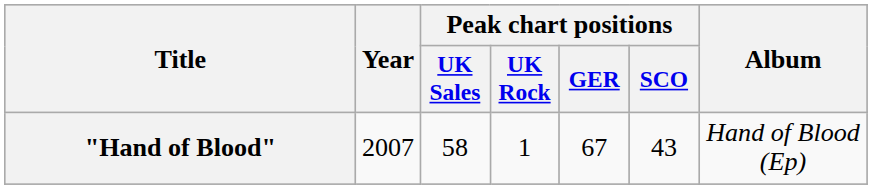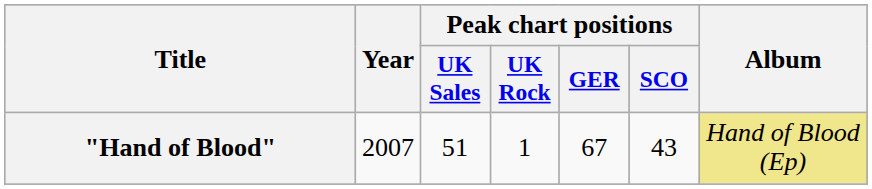(455, 147) 58 -> (455, 147) 51
(783, 147) no background -> (783, 147) khaki background
